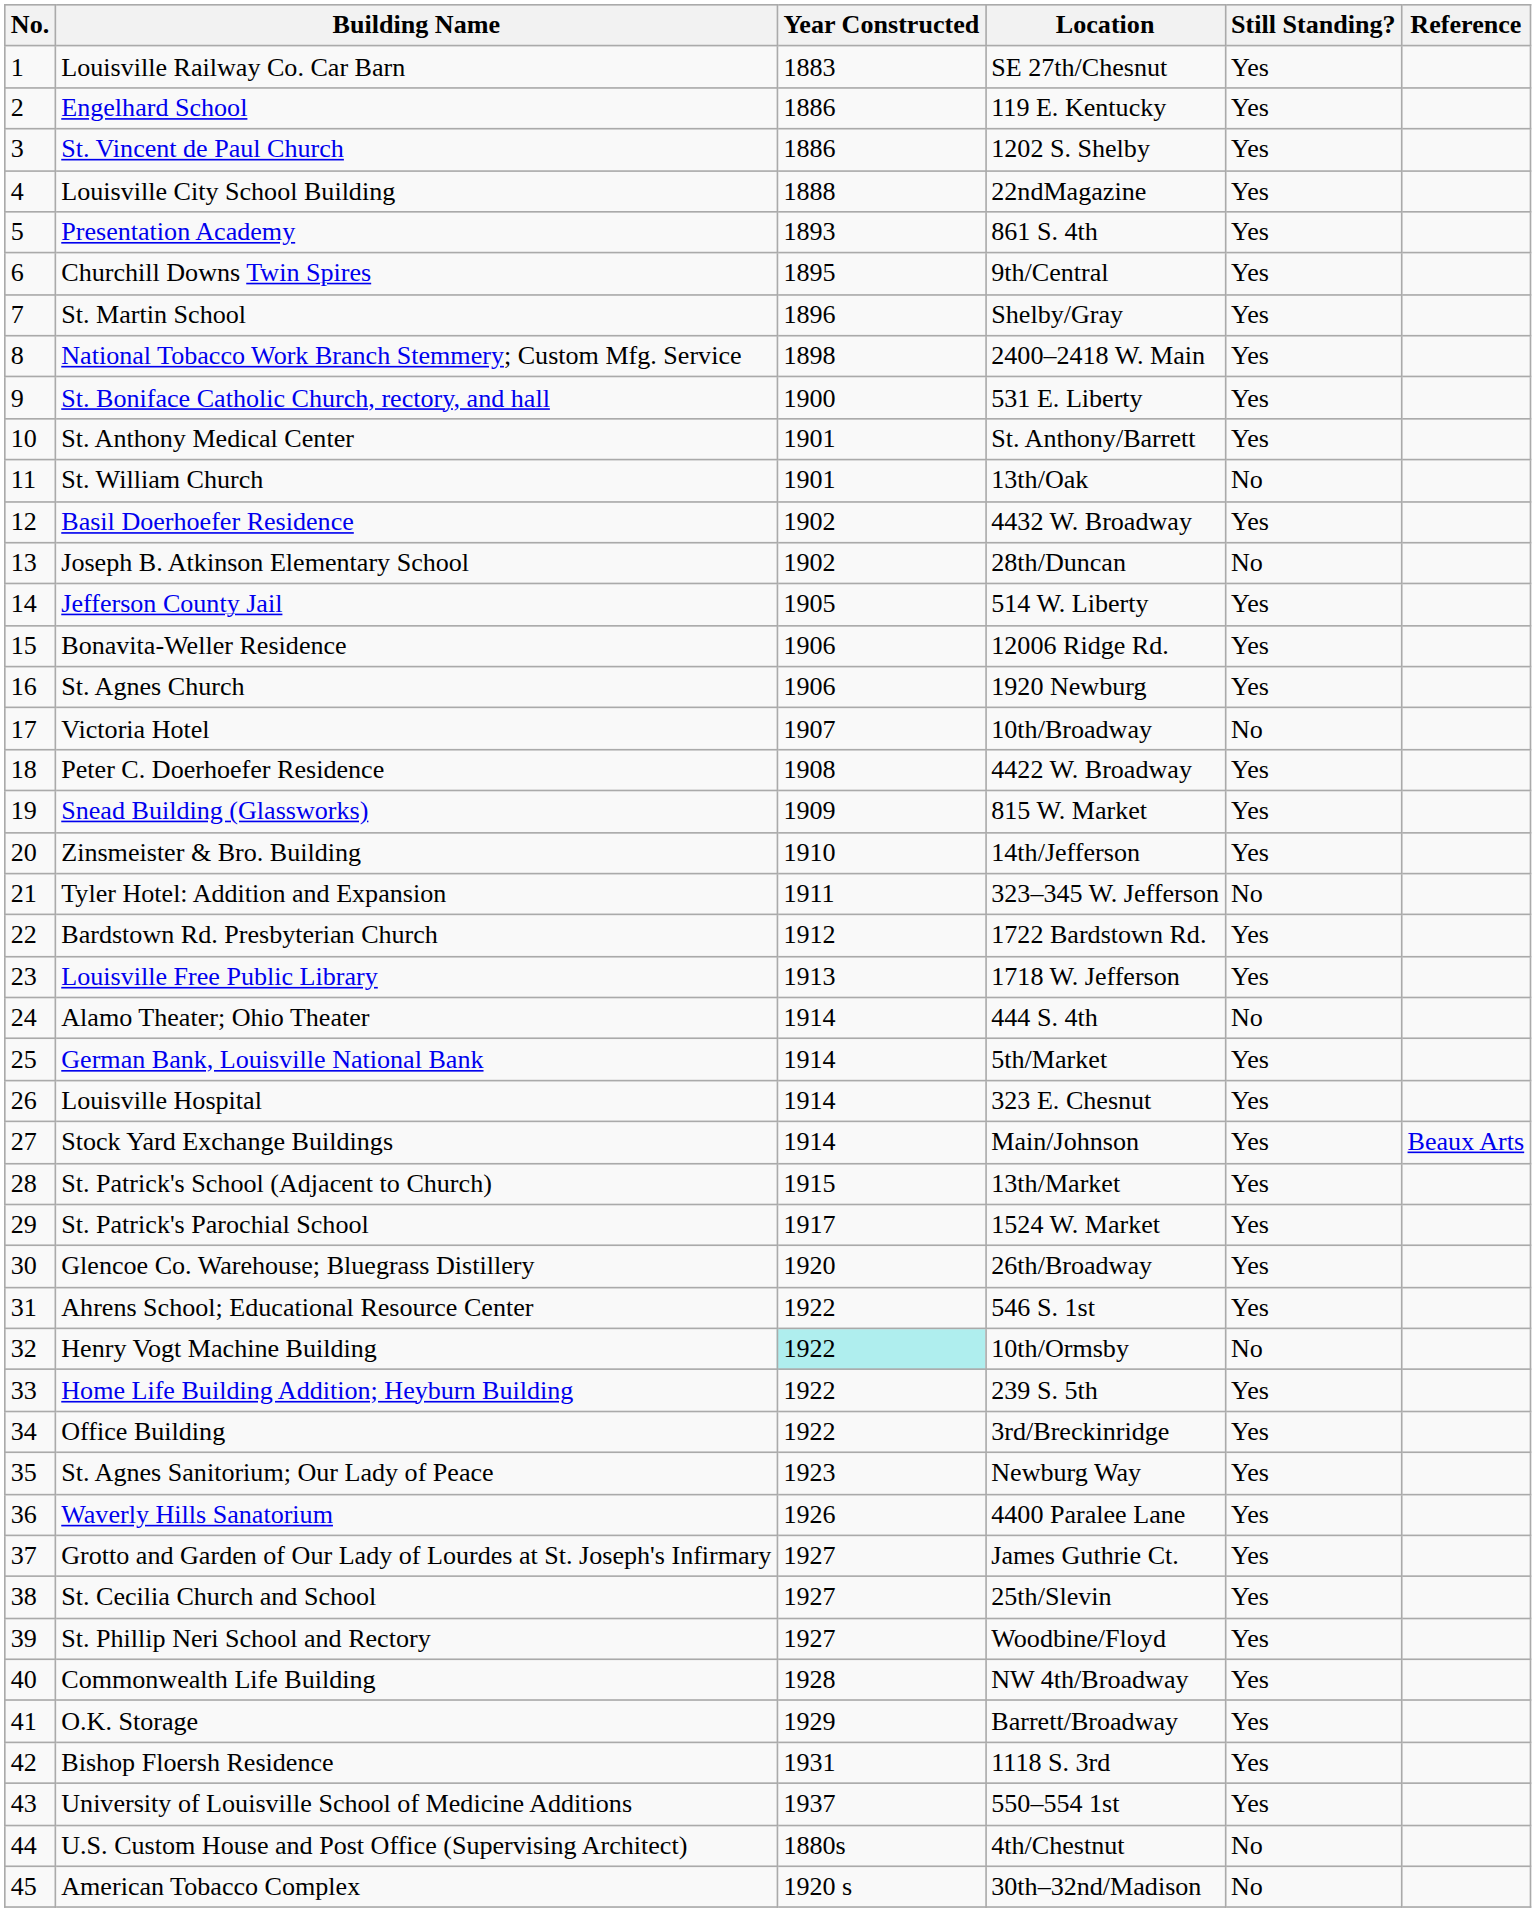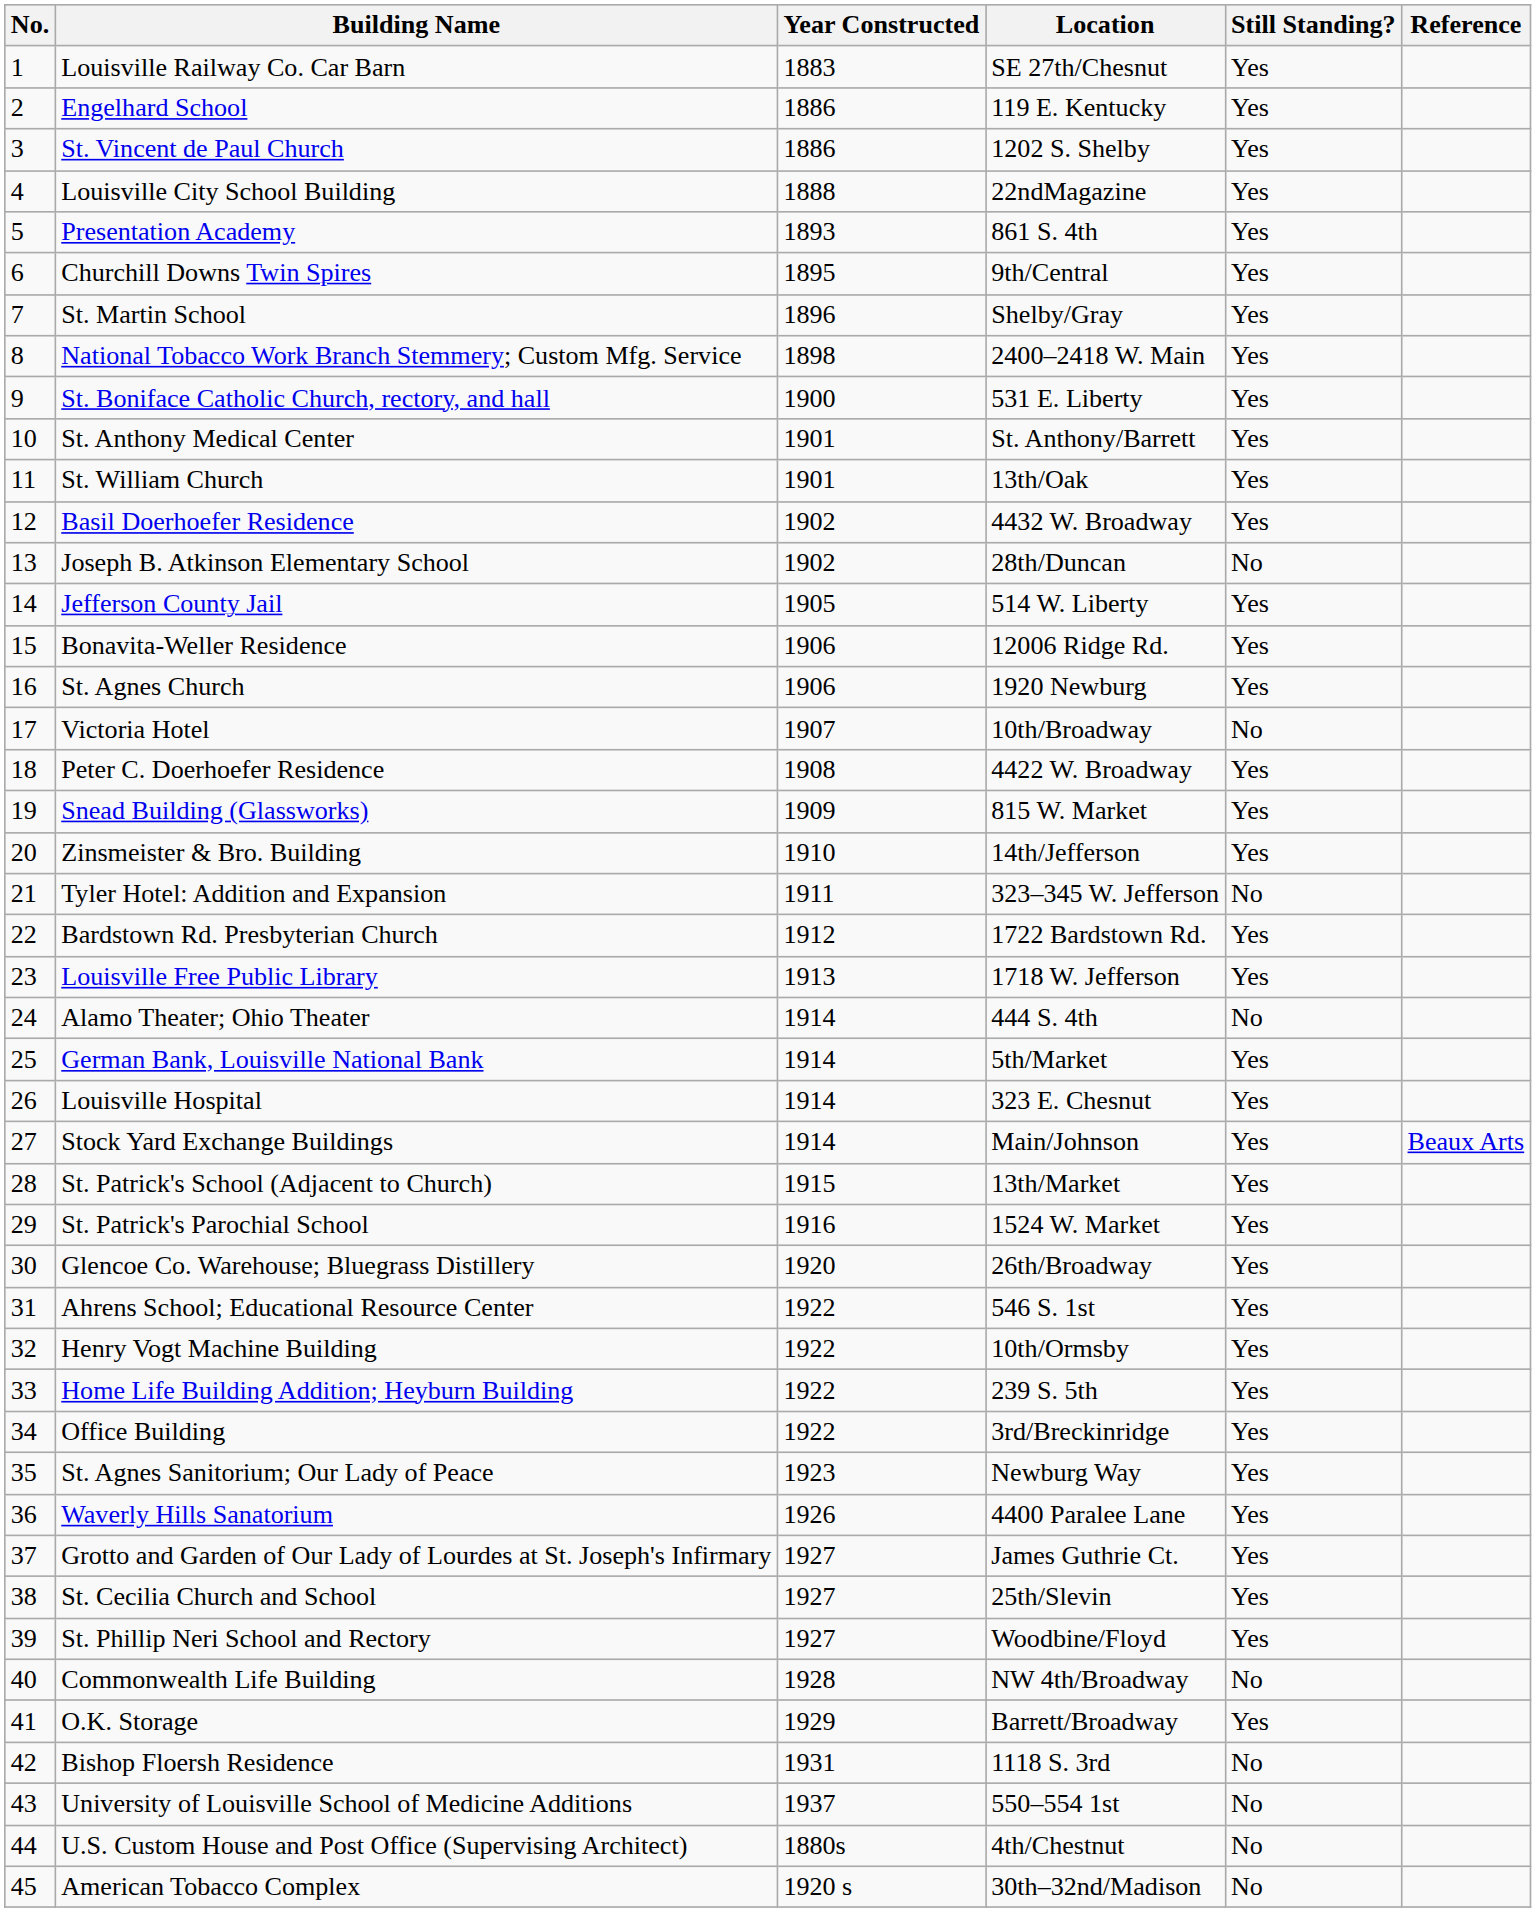(1247, 480) No -> (1250, 480) Yes
(810, 1224) 1917 -> (810, 1224) 1916
(810, 1348) paleturquoise background -> (810, 1348) no background
(1247, 1348) No -> (1250, 1348) Yes
(1250, 1679) Yes -> (1247, 1679) No
(1250, 1762) Yes -> (1247, 1762) No
(1250, 1803) Yes -> (1247, 1803) No
